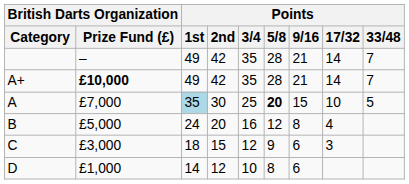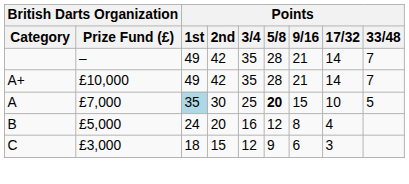(104, 80) bold -> (104, 80) normal
- row: (13, 168)
